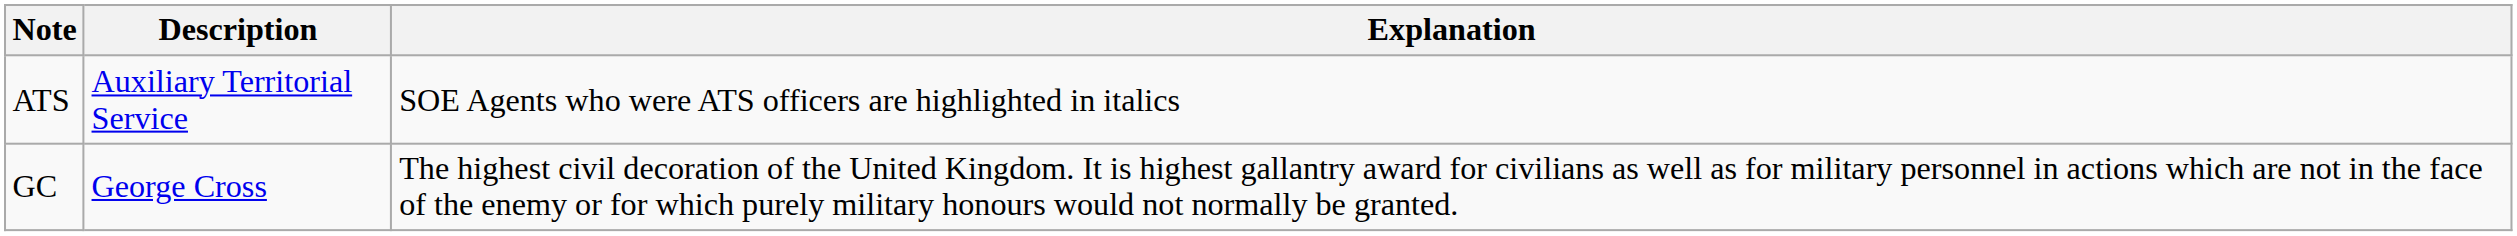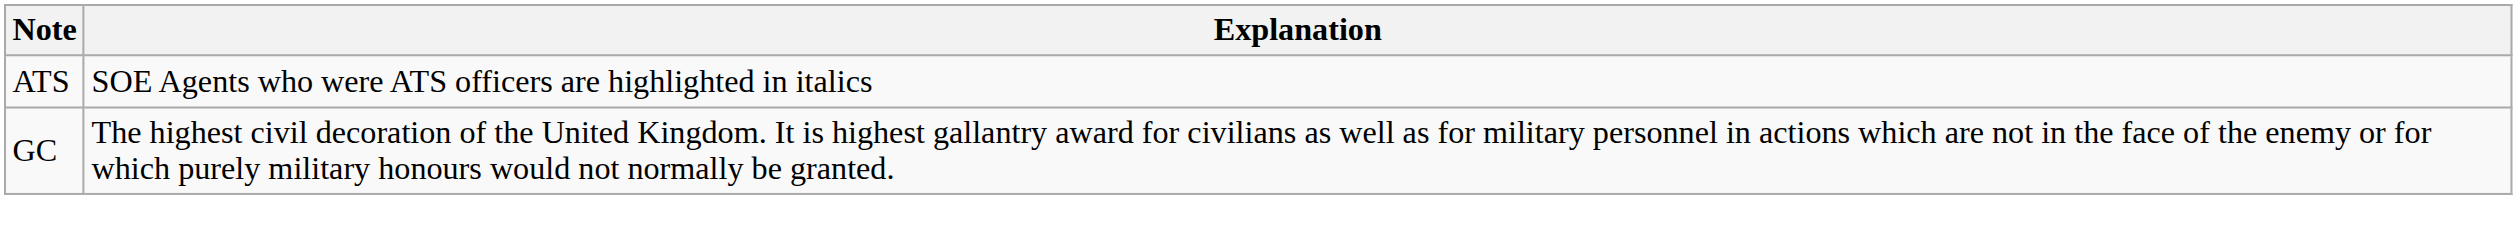- column: (238, 30)
